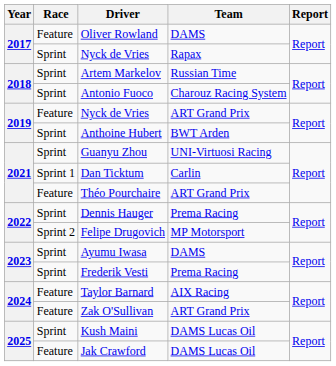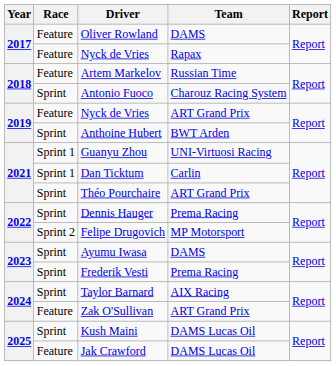(51, 54) Sprint -> (55, 54) Feature
(51, 73) Sprint -> (55, 73) Feature
(51, 153) Sprint -> (56, 153) Sprint 1
(55, 192) Feature -> (51, 192) Sprint
(55, 291) Feature -> (51, 291) Sprint
